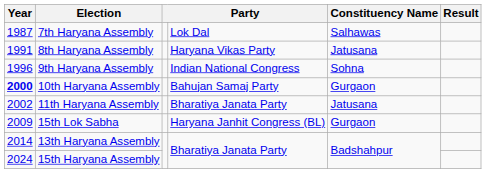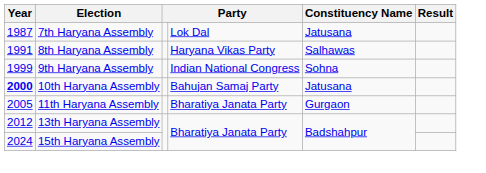(355, 31) Salhawas -> (328, 31) Jatusana
(354, 50) Jatusana -> (330, 50) Salhawas
(20, 68) 1996 -> (20, 68) 1999
(353, 86) Gurgaon -> (328, 86) Jatusana
(20, 104) 2002 -> (20, 104) 2005
(354, 104) Jatusana -> (327, 104) Gurgaon
- row: (78, 123)
(20, 141) 2014 -> (20, 123) 2012
